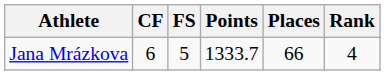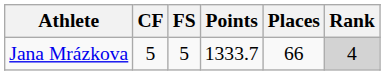(151, 53) 6 -> (151, 53) 5
(352, 53) no background -> (352, 53) lightgrey background
